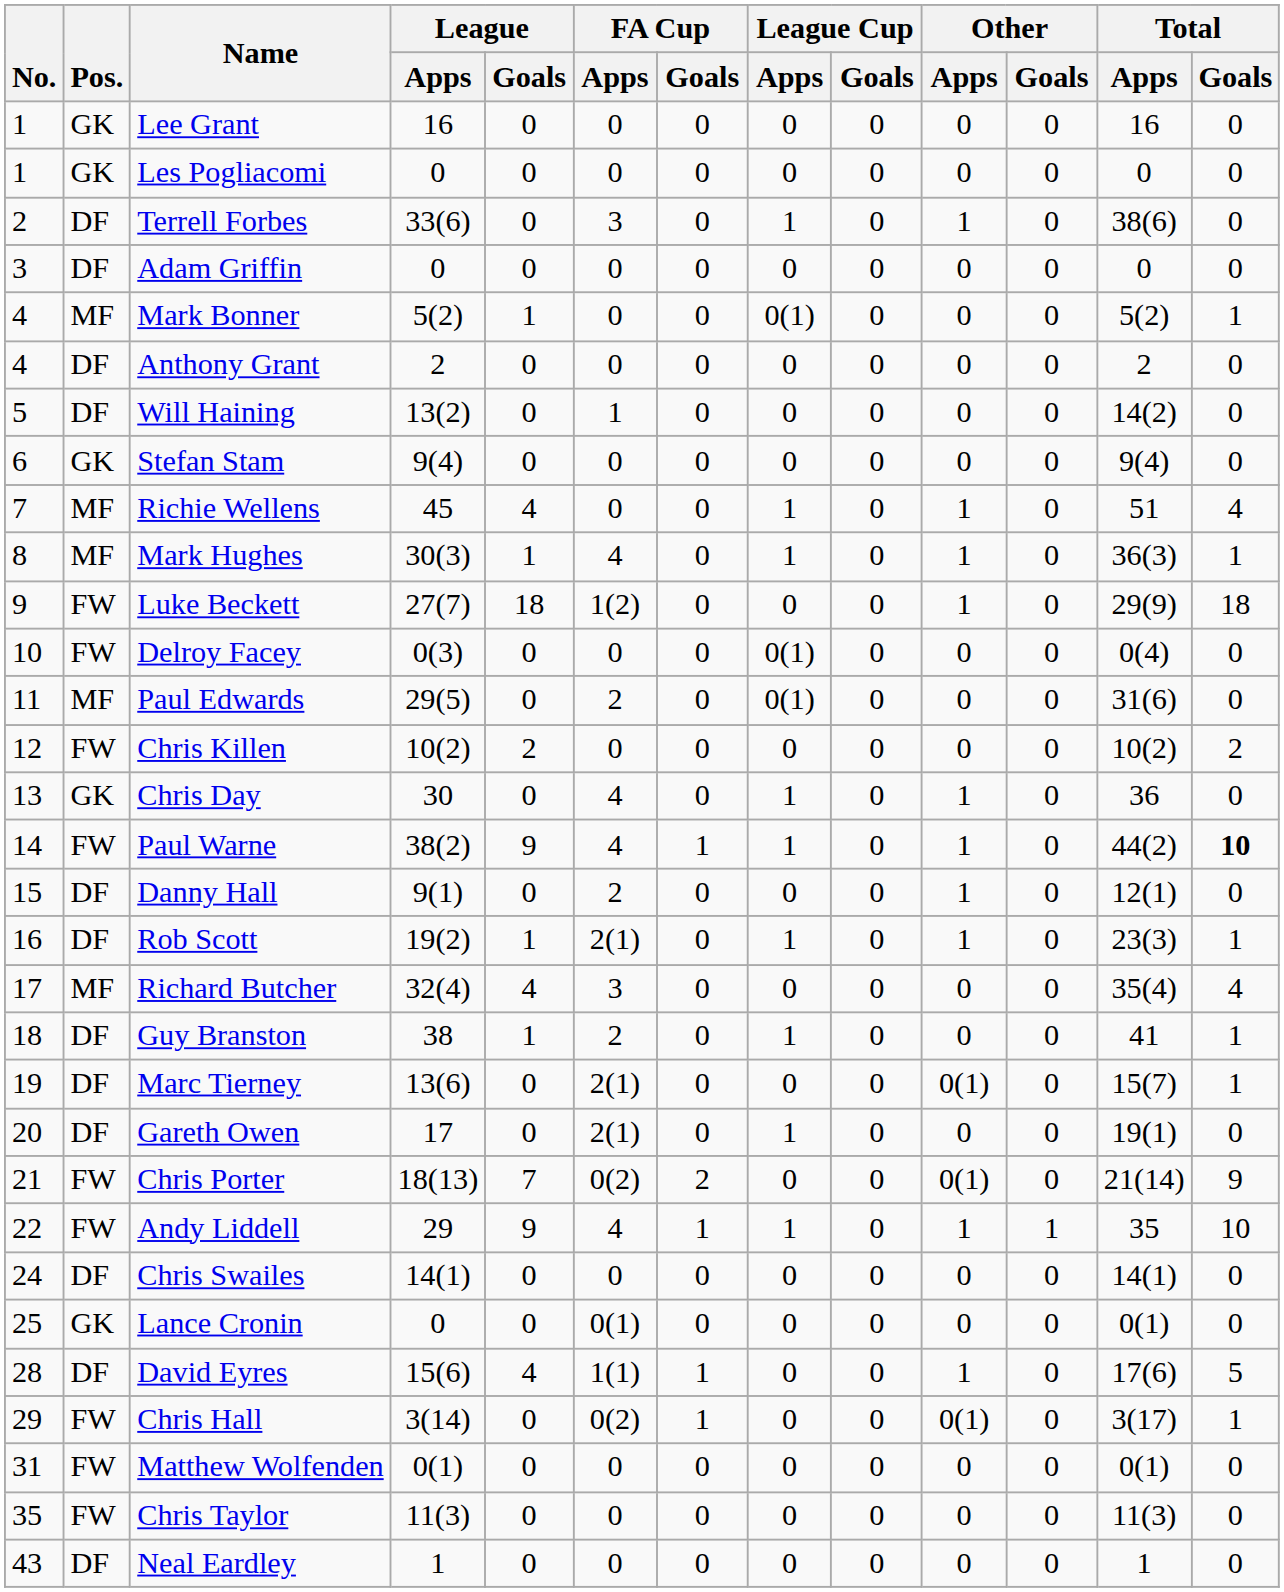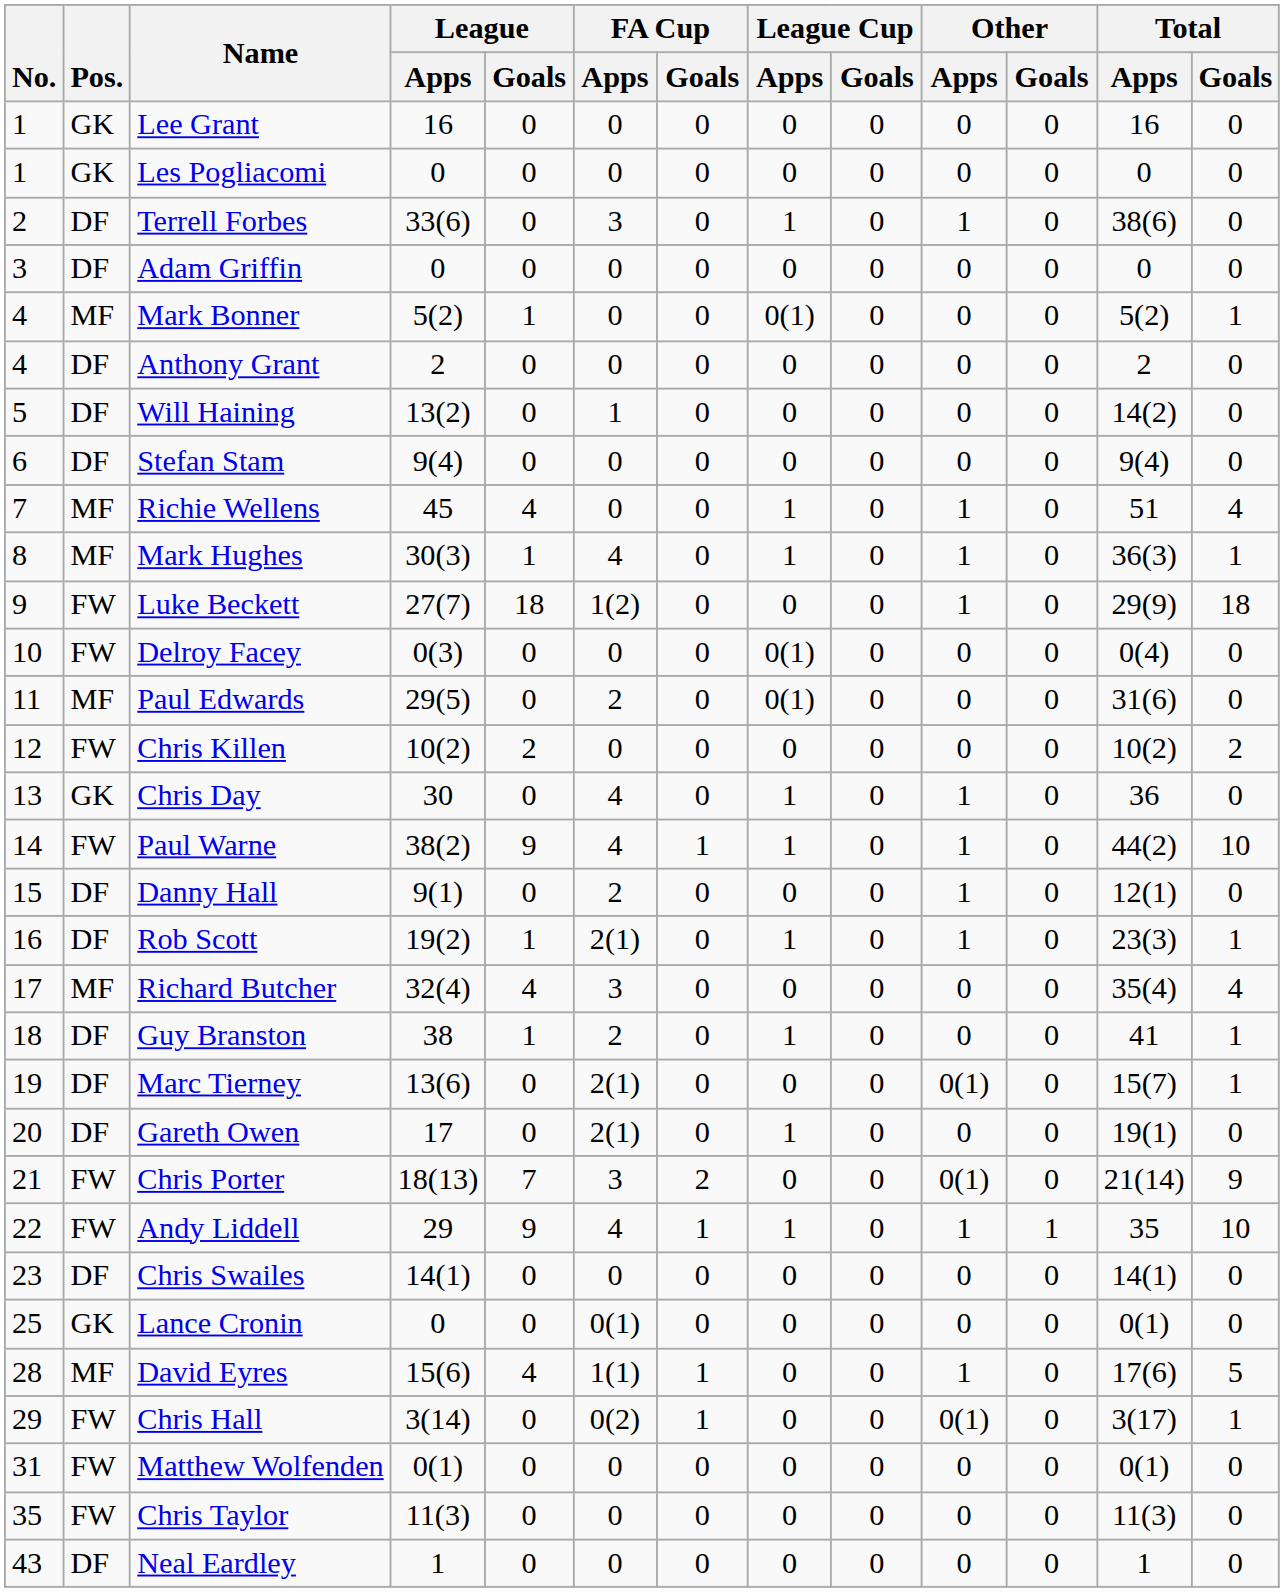(92, 460) GK -> (90, 460) DF
(1235, 843) bold -> (1235, 843) normal
(615, 1179) 0(2) -> (615, 1179) 3
(27, 1275) 24 -> (27, 1275) 23
(90, 1371) DF -> (92, 1371) MF
